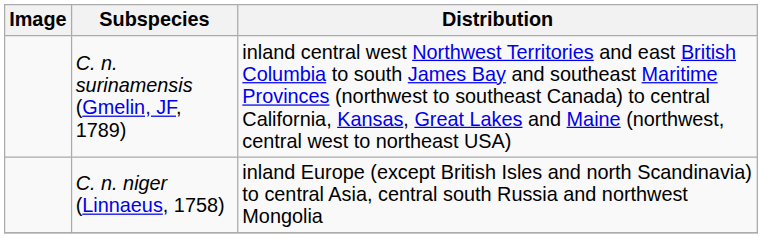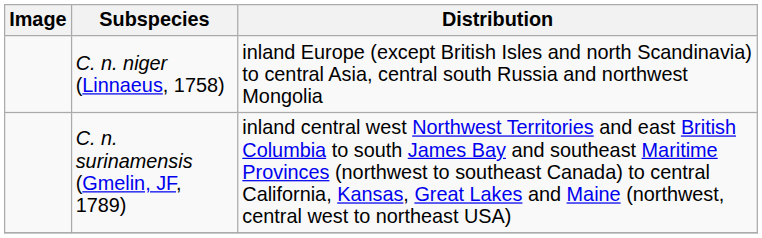rows swapped: (150, 194) <-> (134, 96)
